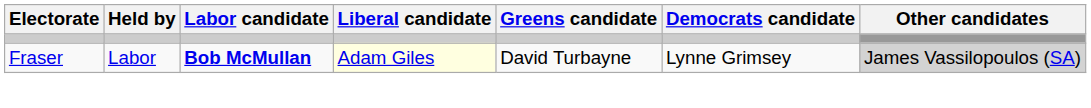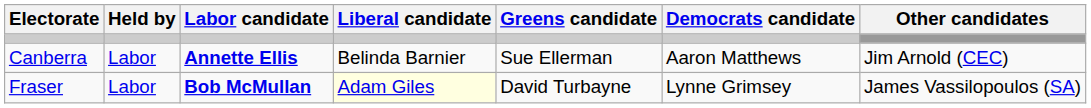+ row: (48, 57)
(972, 57) lightgrey background -> (972, 87) no background
